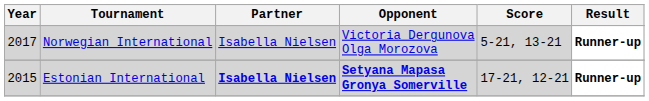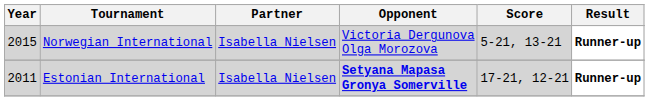(22, 43) 2017 -> (22, 43) 2015
(22, 78) 2015 -> (22, 78) 2011
(277, 78) bold -> (277, 78) normal
